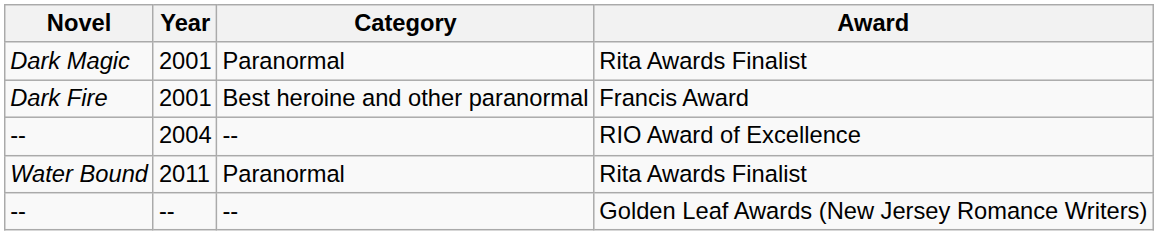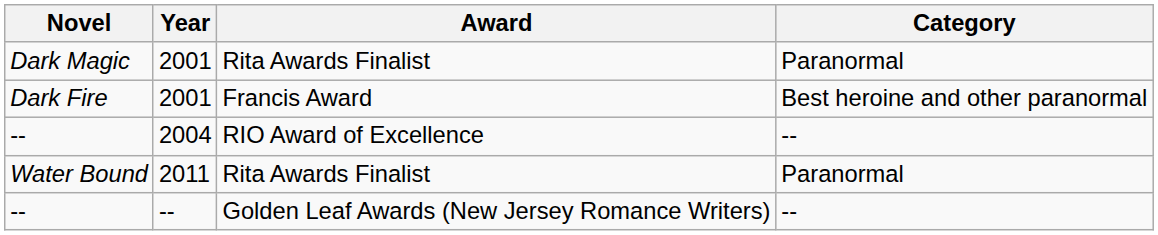columns swapped: (405, 23) <-> (873, 23)
